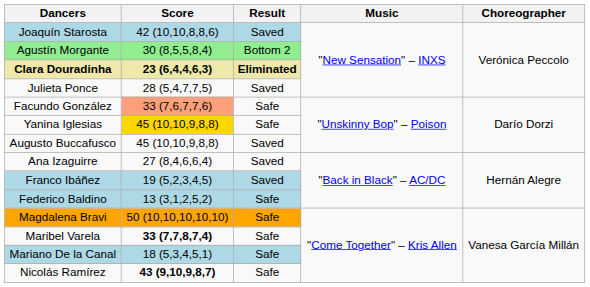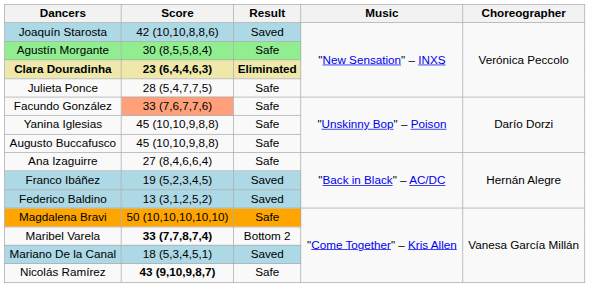(267, 50) Bottom 2 -> (267, 50) Safe
(267, 87) Saved -> (267, 87) Safe
(177, 124) gold background -> (177, 124) no background
(267, 143) Saved -> (267, 143) Safe
(267, 161) Saved -> (267, 161) Safe
(267, 198) Safe -> (267, 198) Saved
(267, 236) Safe -> (267, 236) Bottom 2
(267, 254) Safe -> (267, 254) Saved
